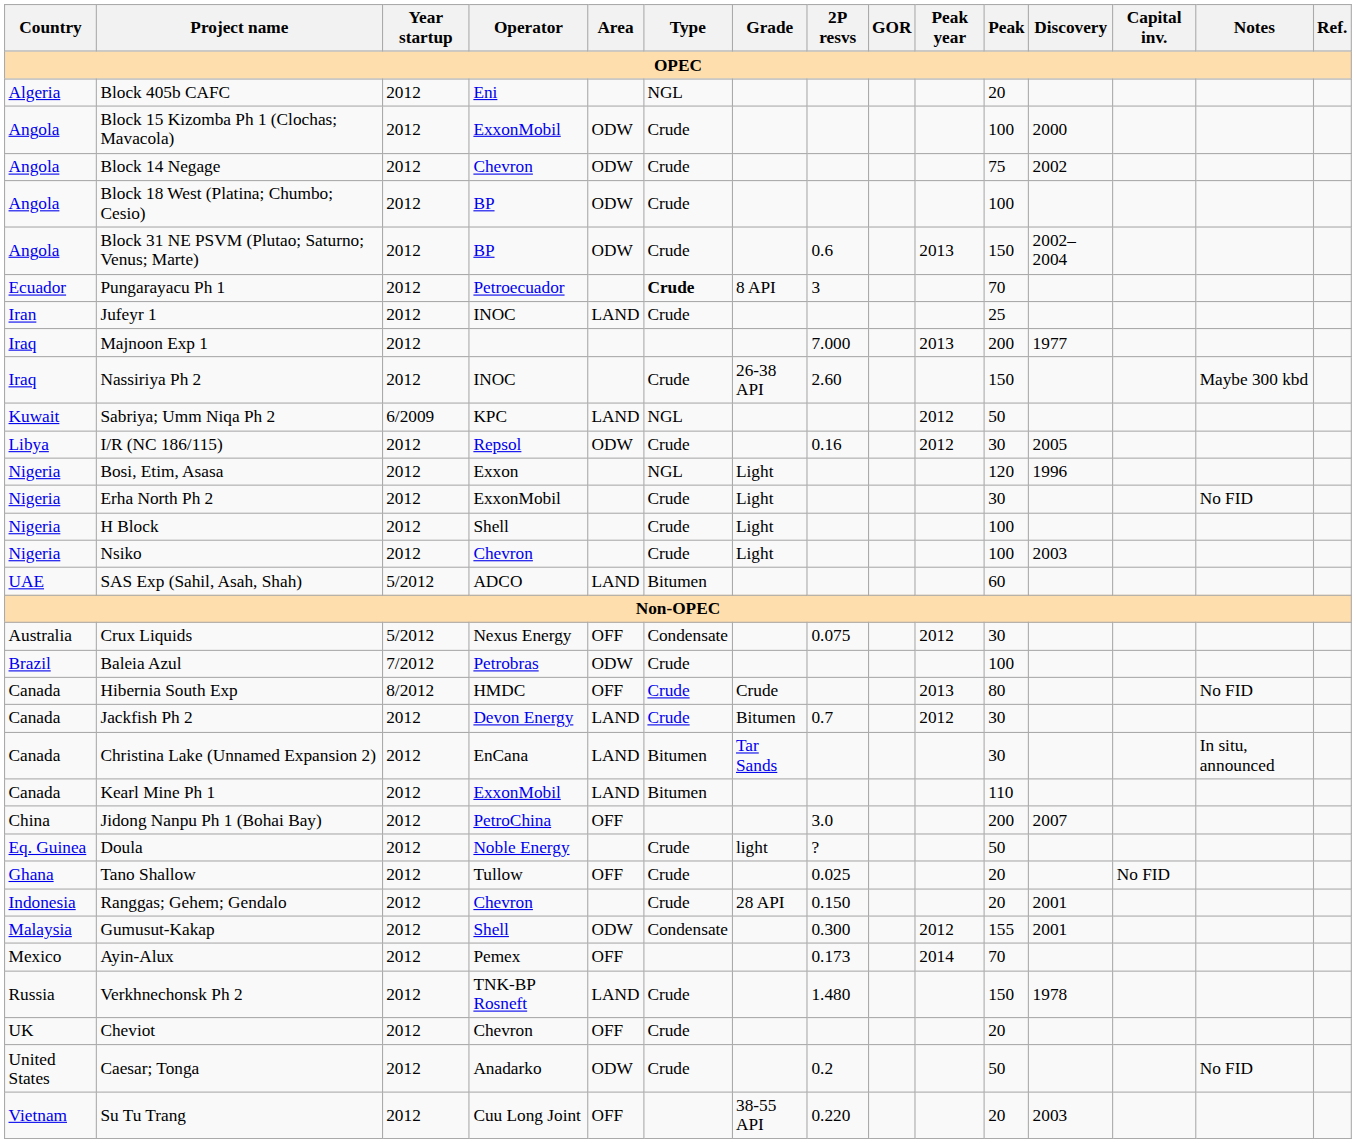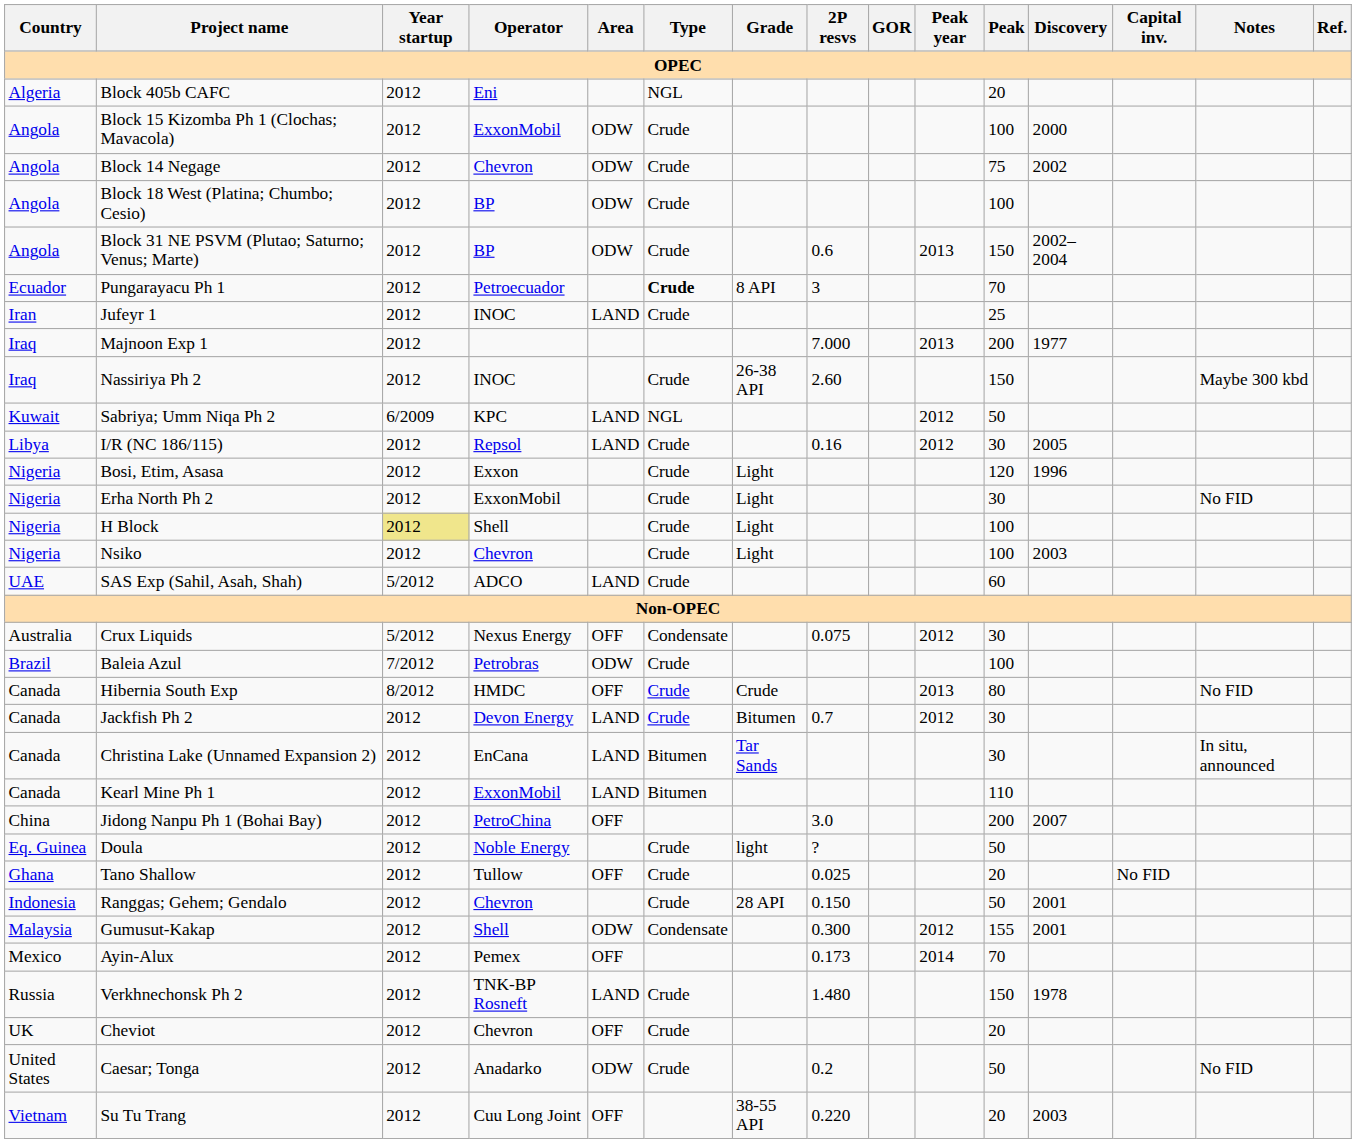(612, 444) ODW -> (615, 444) LAND
(665, 471) NGL -> (669, 471) Crude
(403, 526) no background -> (403, 526) khaki background
(677, 581) Bitumen -> (669, 581) Crude
(997, 902) 20 -> (997, 902) 50
